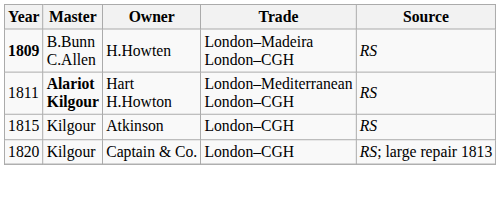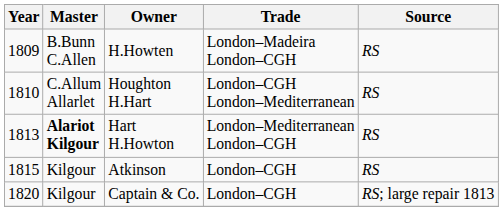(24, 50) bold -> (24, 50) normal
+ row: (140, 93)
(23, 93) 1811 -> (24, 135) 1813
